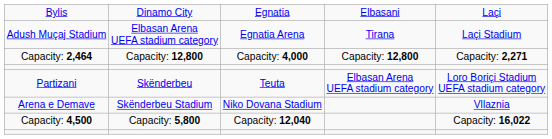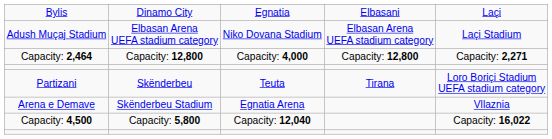(272, 34) Egnatia Arena -> (272, 34) Niko Dovana Stadium
(380, 34) Tirana -> (380, 34) Elbasan Arena UEFA stadium category
(380, 83) Elbasan Arena UEFA stadium category -> (380, 83) Tirana
(272, 105) Niko Dovana Stadium -> (272, 105) Egnatia Arena
